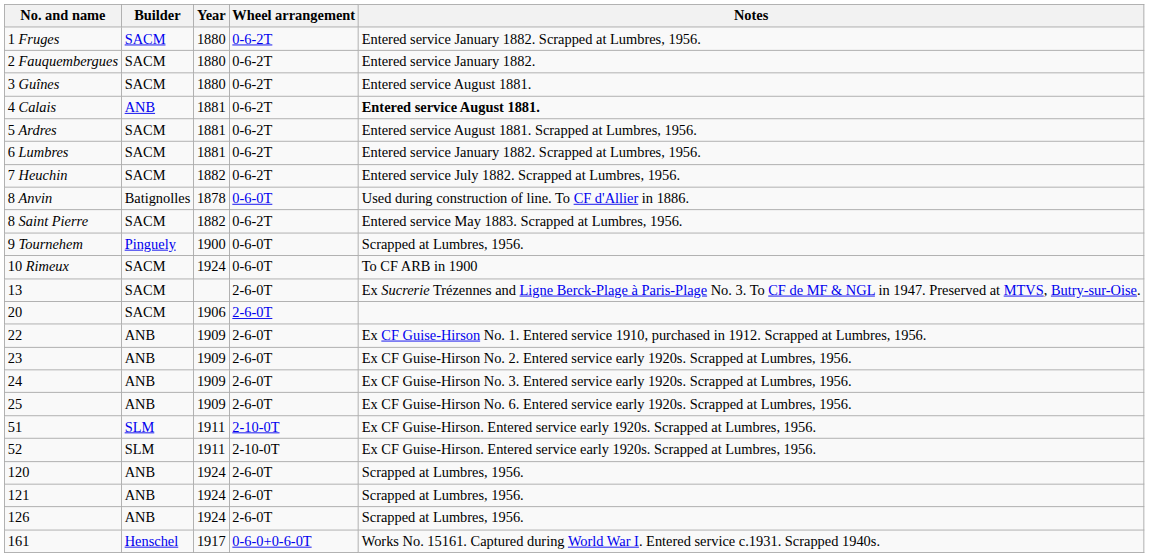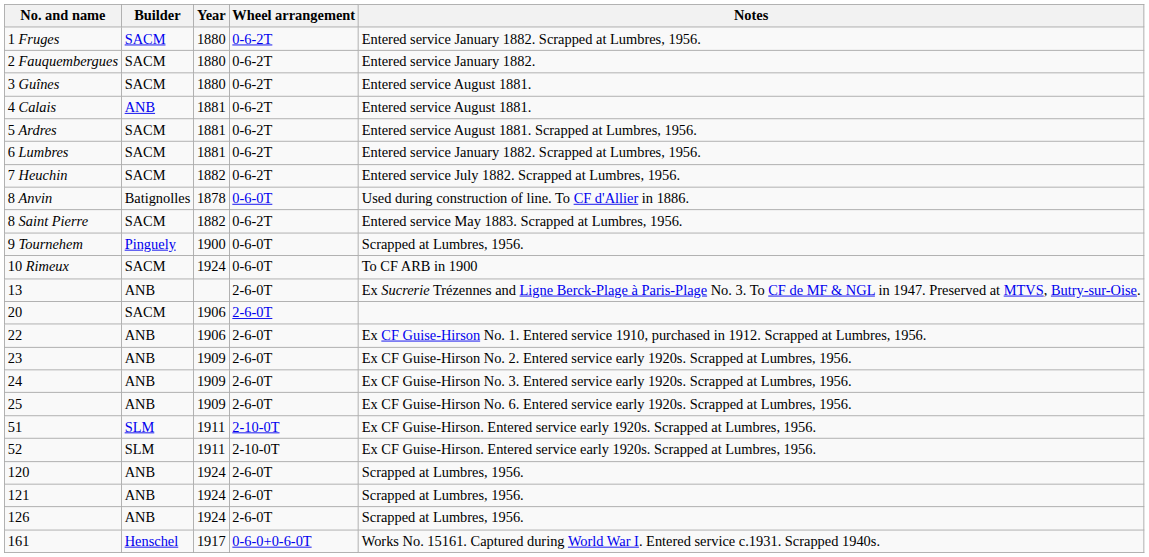(451, 107) bold -> (447, 107) normal
(145, 289) SACM -> (140, 289) ANB
(211, 335) 1909 -> (211, 335) 1906
